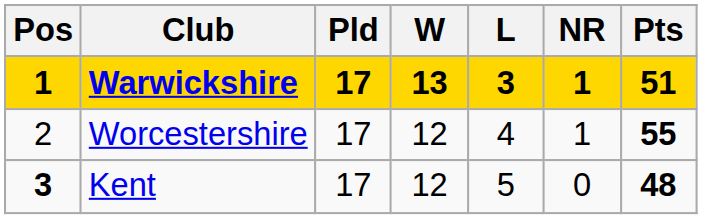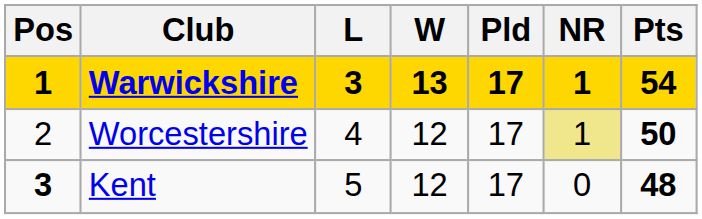columns swapped: (353, 30) <-> (506, 30)
(658, 82) 51 -> (658, 82) 54
(582, 133) no background -> (582, 133) khaki background
(658, 133) 55 -> (658, 133) 50
